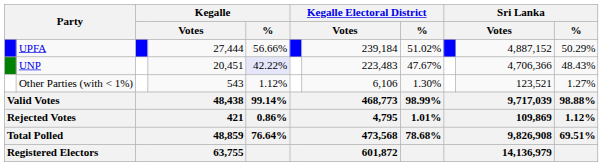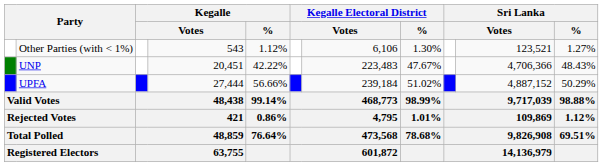rows swapped: (33, 48) <-> (76, 83)
(270, 65) lavender background -> (270, 65) no background
